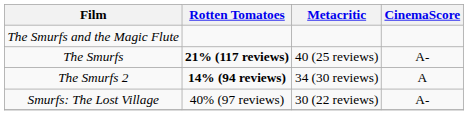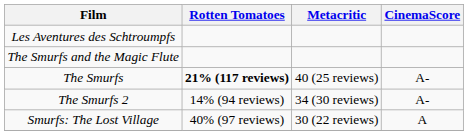+ row: (93, 36)
(237, 78) bold -> (237, 99) normal
(422, 78) A -> (422, 99) A-
(422, 99) A- -> (422, 120) A
